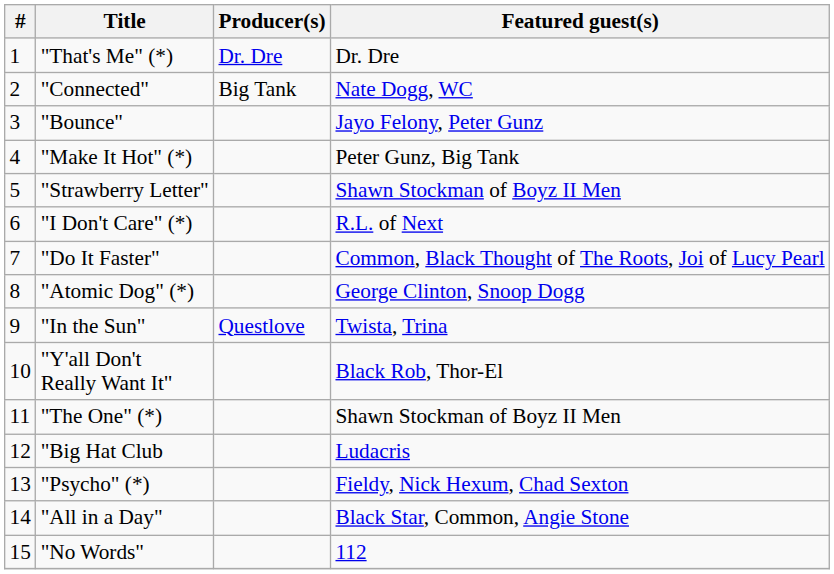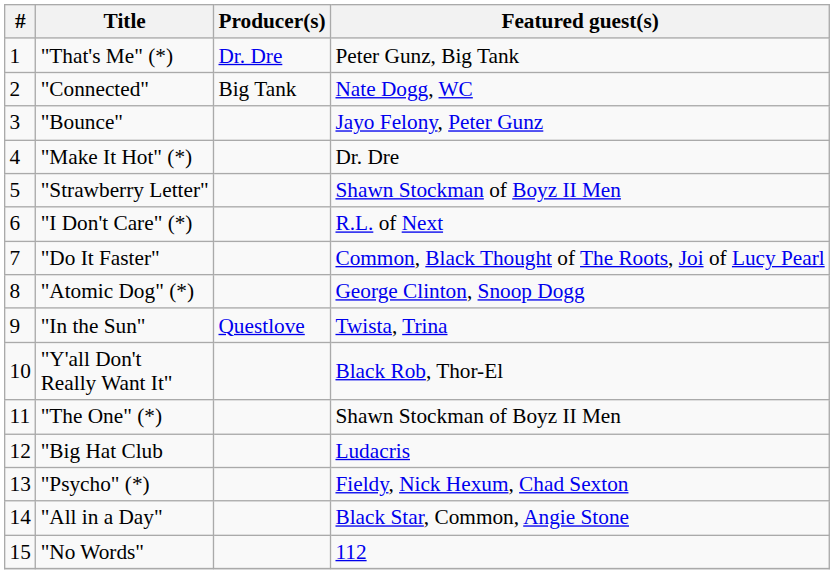(367, 55) Dr. Dre -> (427, 55) Peter Gunz, Big Tank
(427, 156) Peter Gunz, Big Tank -> (367, 156) Dr. Dre
